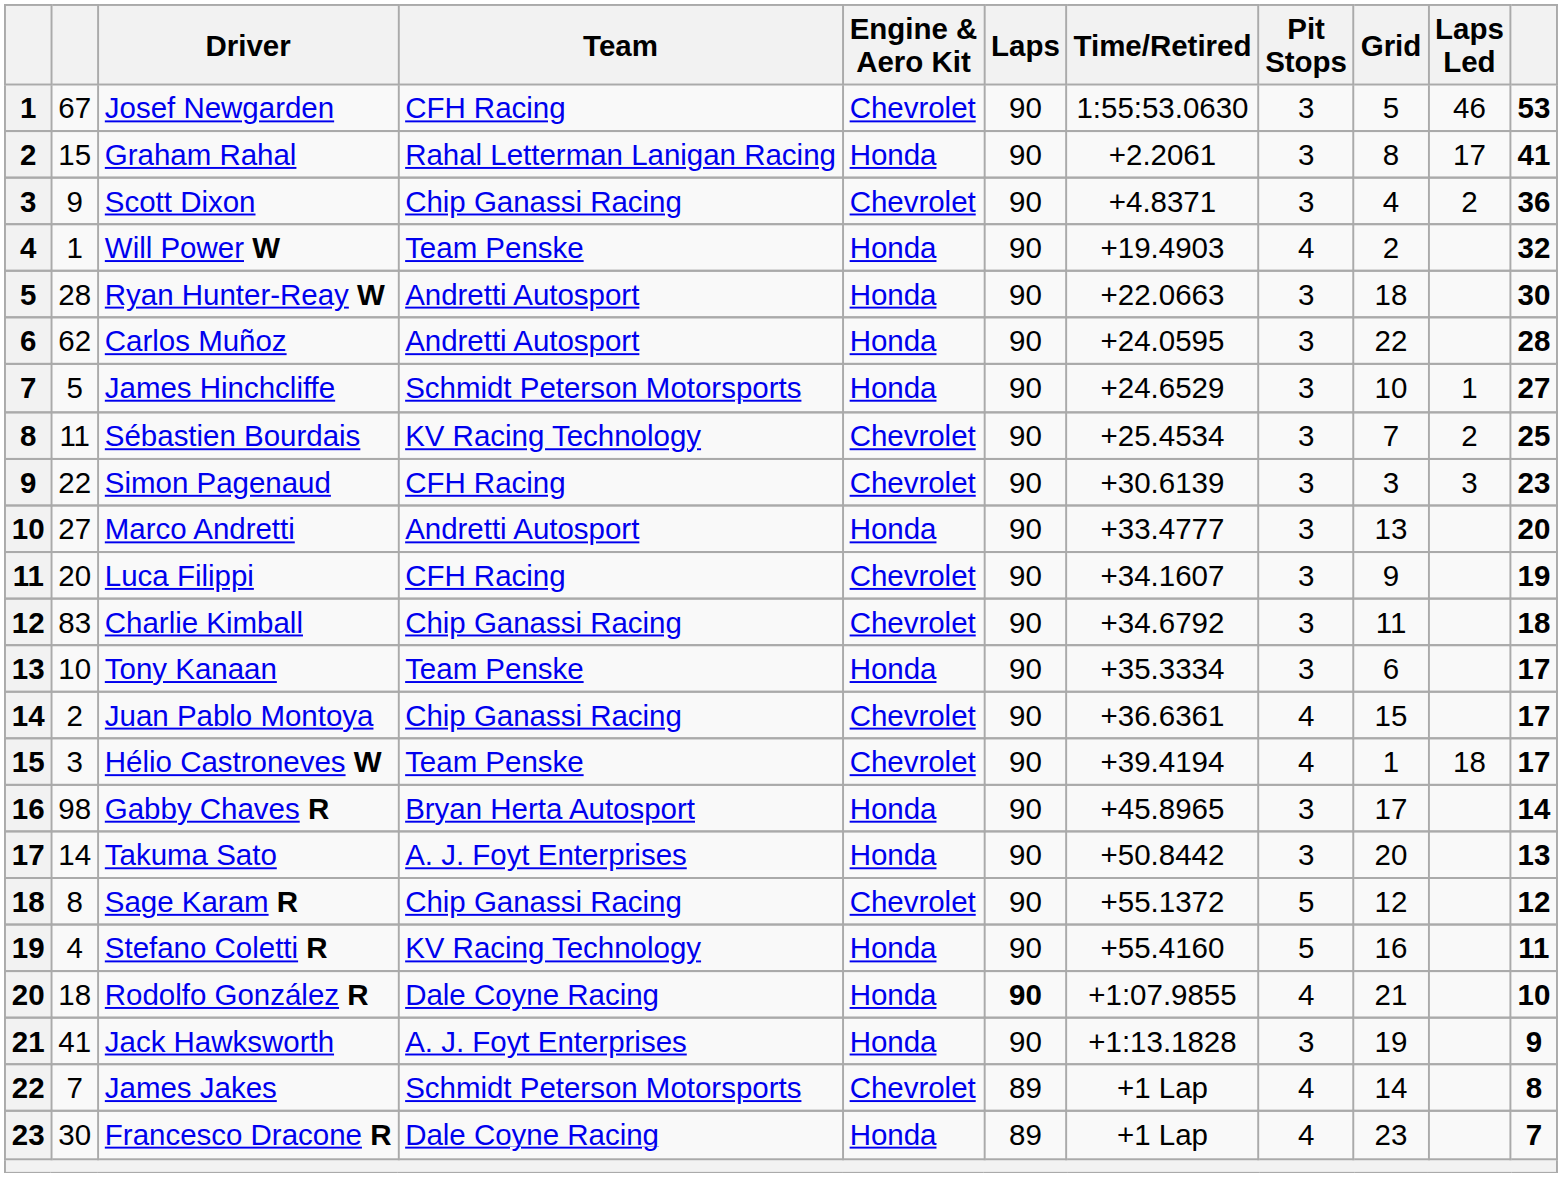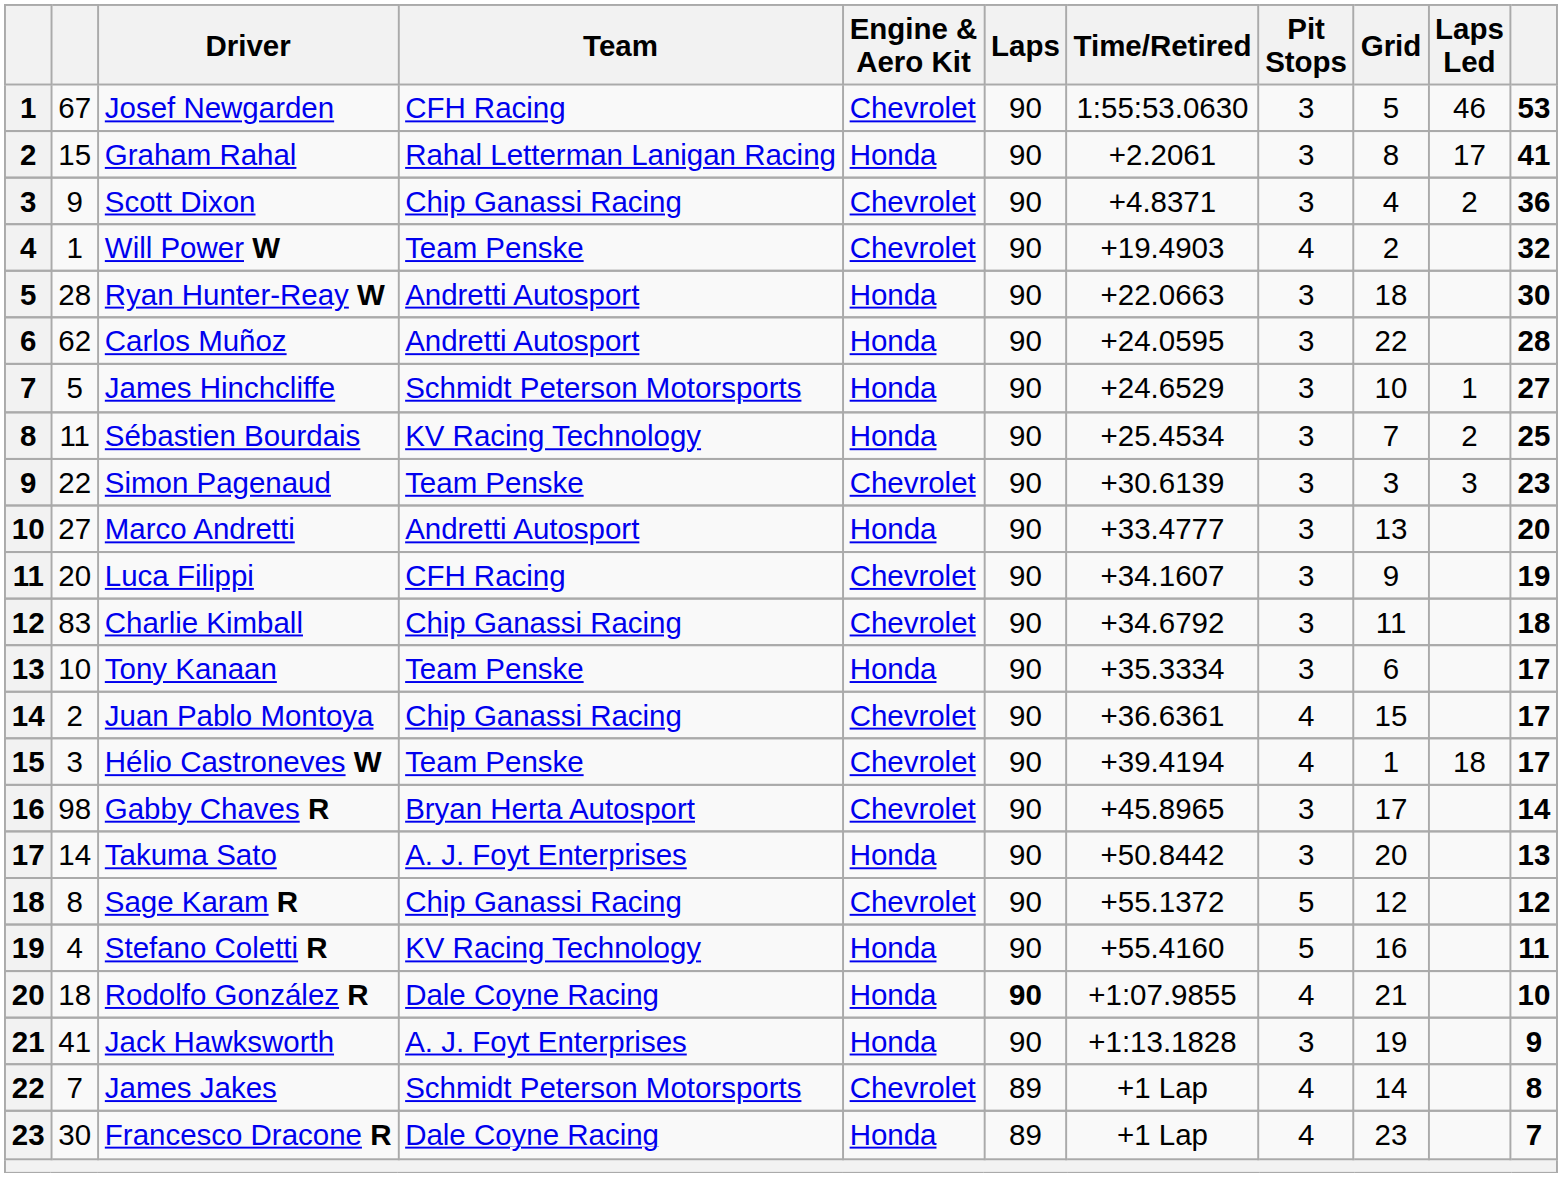(893, 248) Honda -> (913, 248) Chevrolet
(913, 435) Chevrolet -> (893, 435) Honda
(485, 482) CFH Racing -> (494, 482) Team Penske
(893, 808) Honda -> (913, 808) Chevrolet
